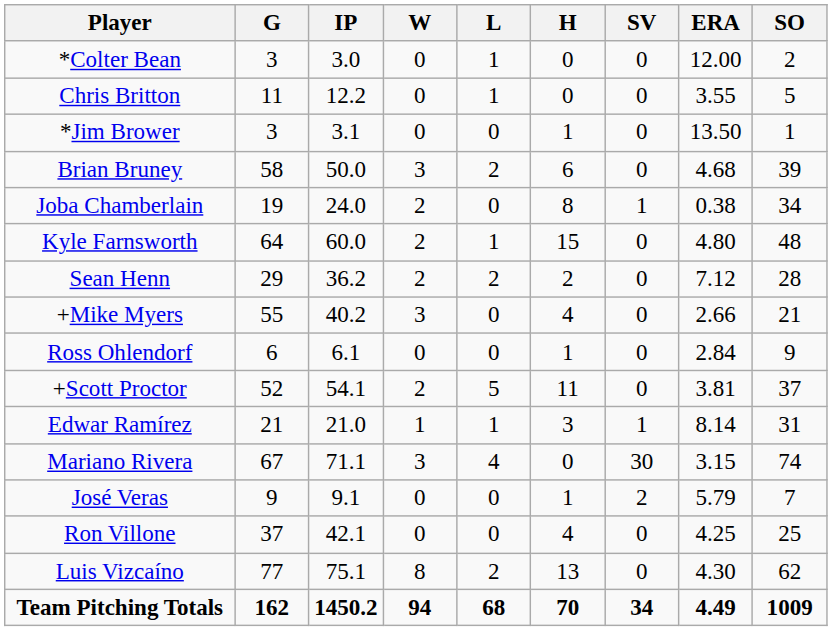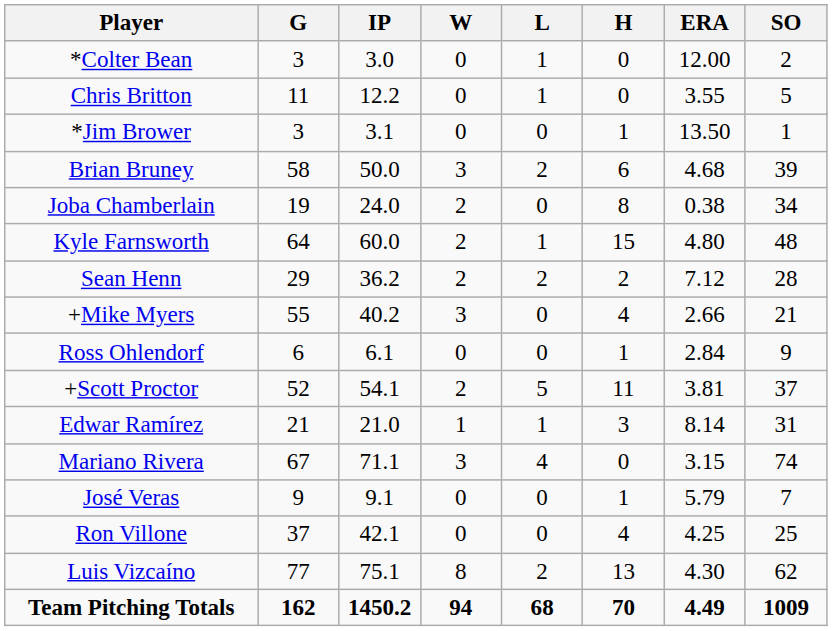- column: (642, 22)
